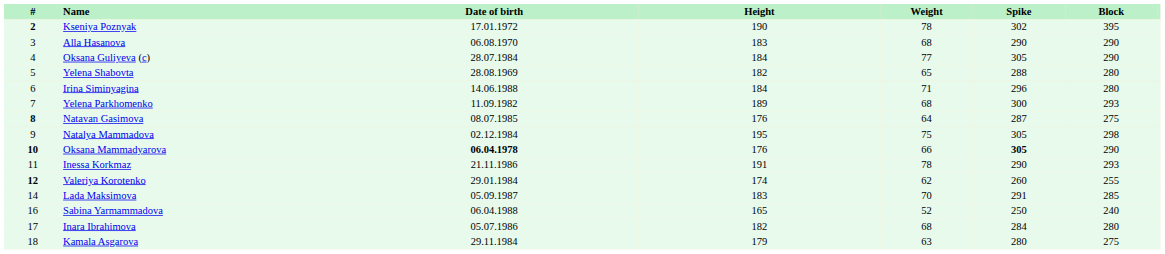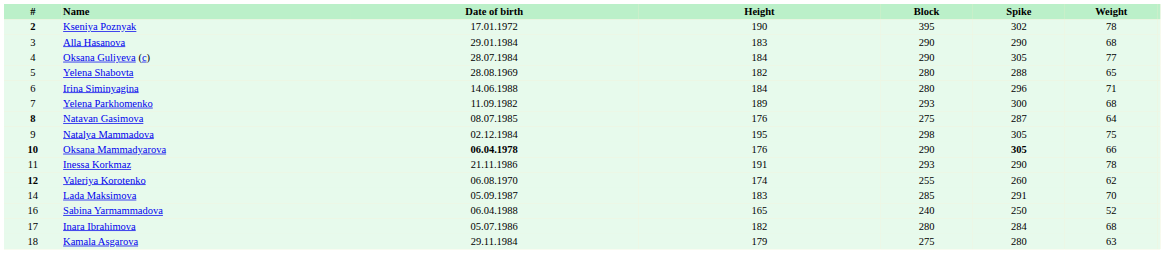columns swapped: (927, 11) <-> (1111, 11)
(494, 42) 06.08.1970 -> (494, 42) 29.01.1984
(494, 180) 29.01.1984 -> (494, 180) 06.08.1970
